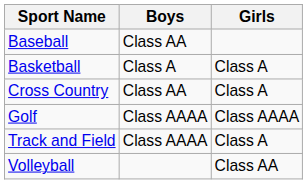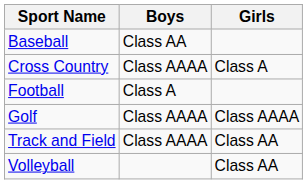- row: (44, 66)
(155, 91) Class AA -> (165, 66) Class AAAA
+ row: (36, 91)
(241, 141) Class A -> (246, 141) Class AA
